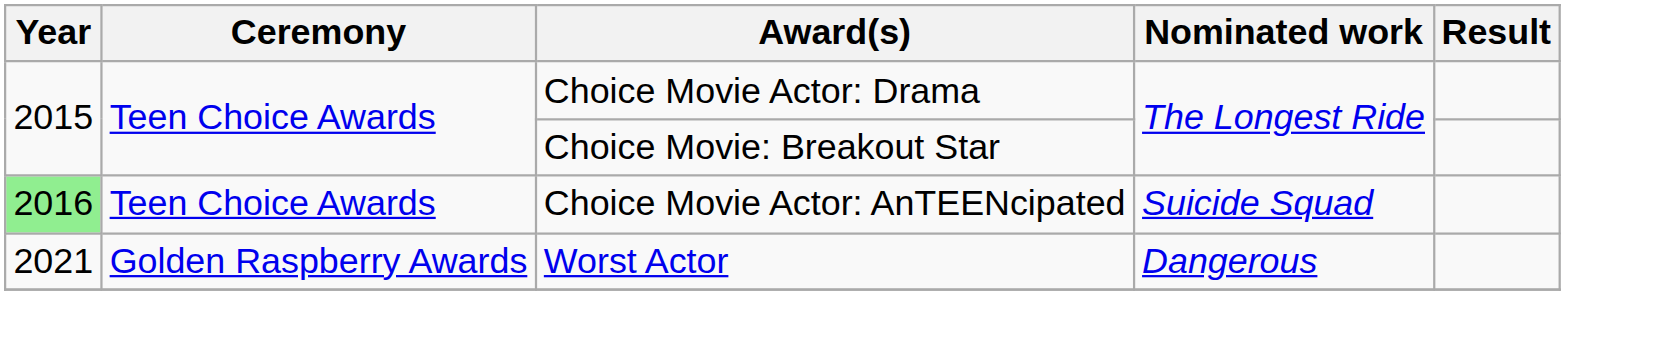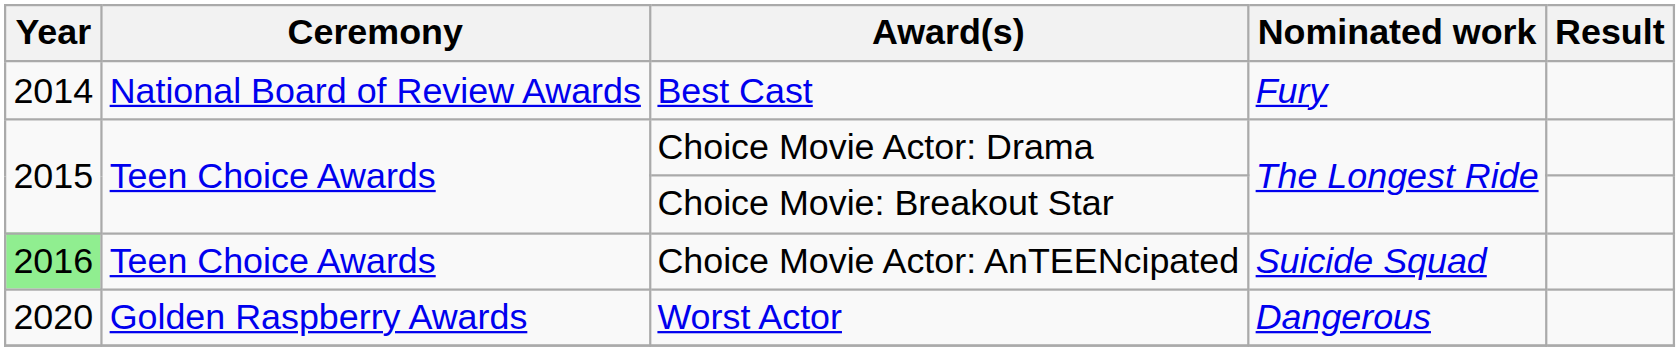+ row: (735, 89)
(53, 260) 2021 -> (53, 317) 2020
